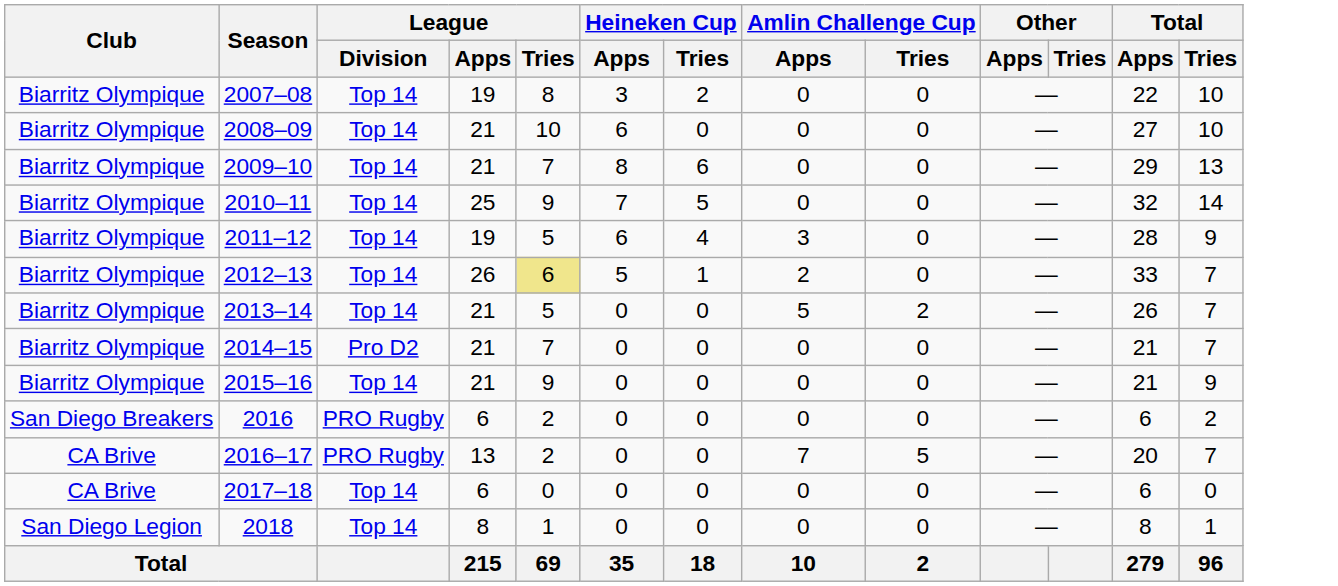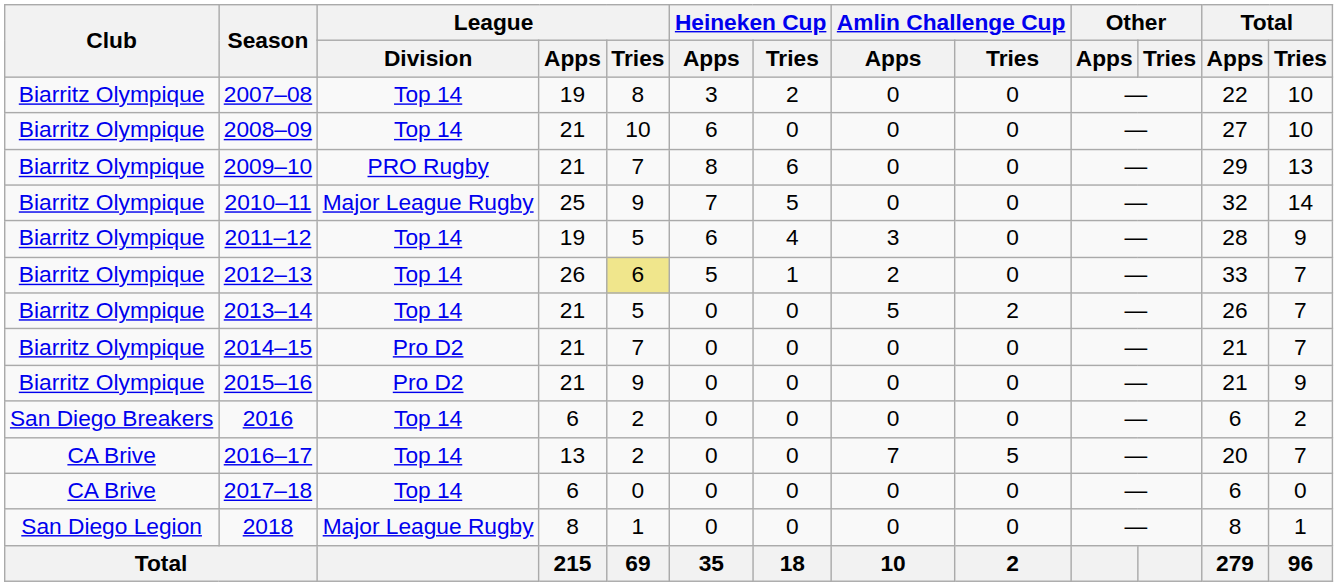(383, 166) Top 14 -> (428, 166) PRO Rugby
(383, 202) Top 14 -> (428, 202) Major League Rugby
(383, 382) Top 14 -> (428, 382) Pro D2
(383, 418) PRO Rugby -> (428, 418) Top 14
(383, 454) PRO Rugby -> (428, 454) Top 14
(383, 526) Top 14 -> (428, 526) Major League Rugby
